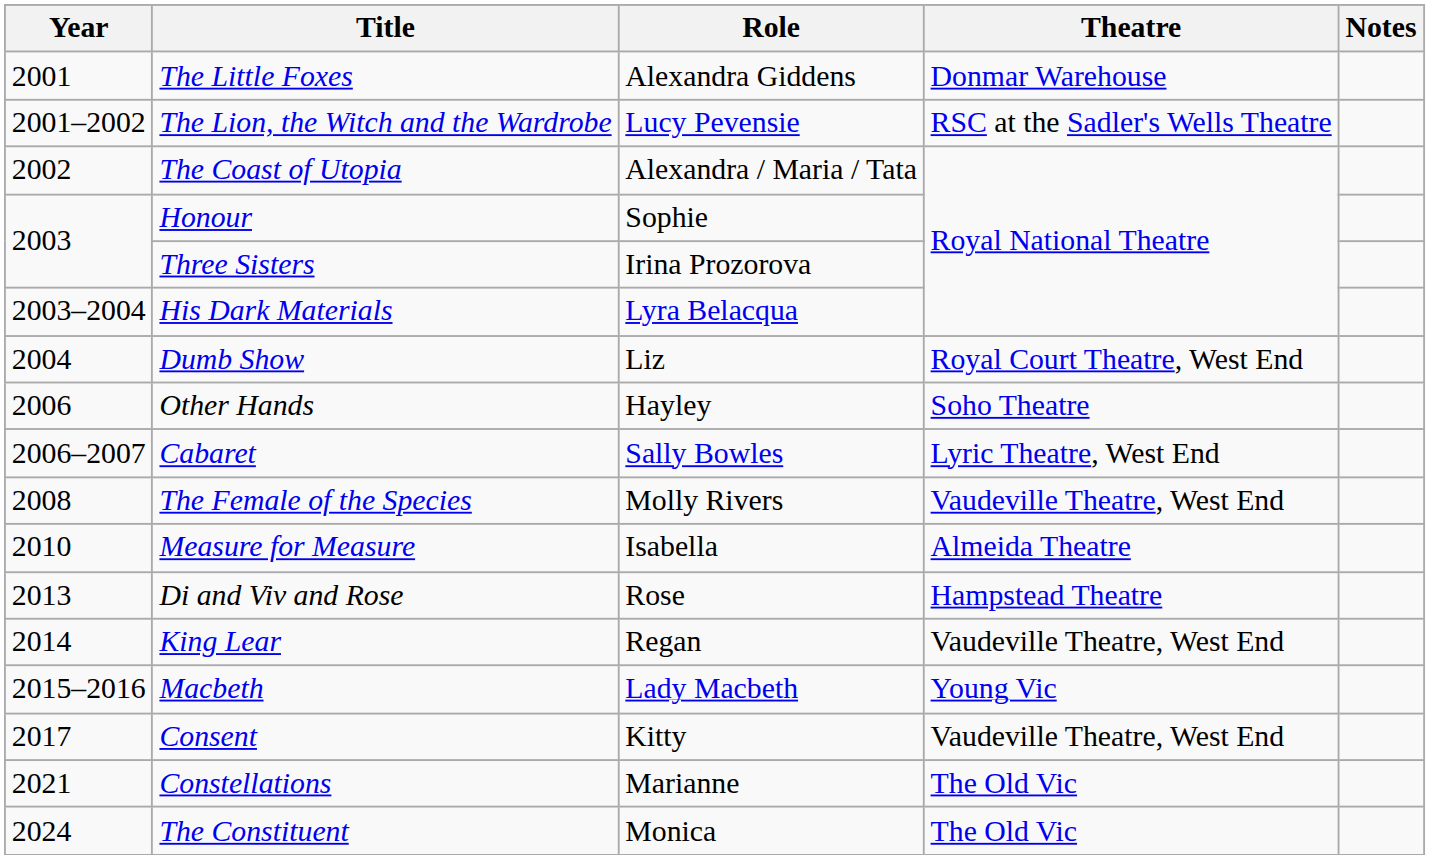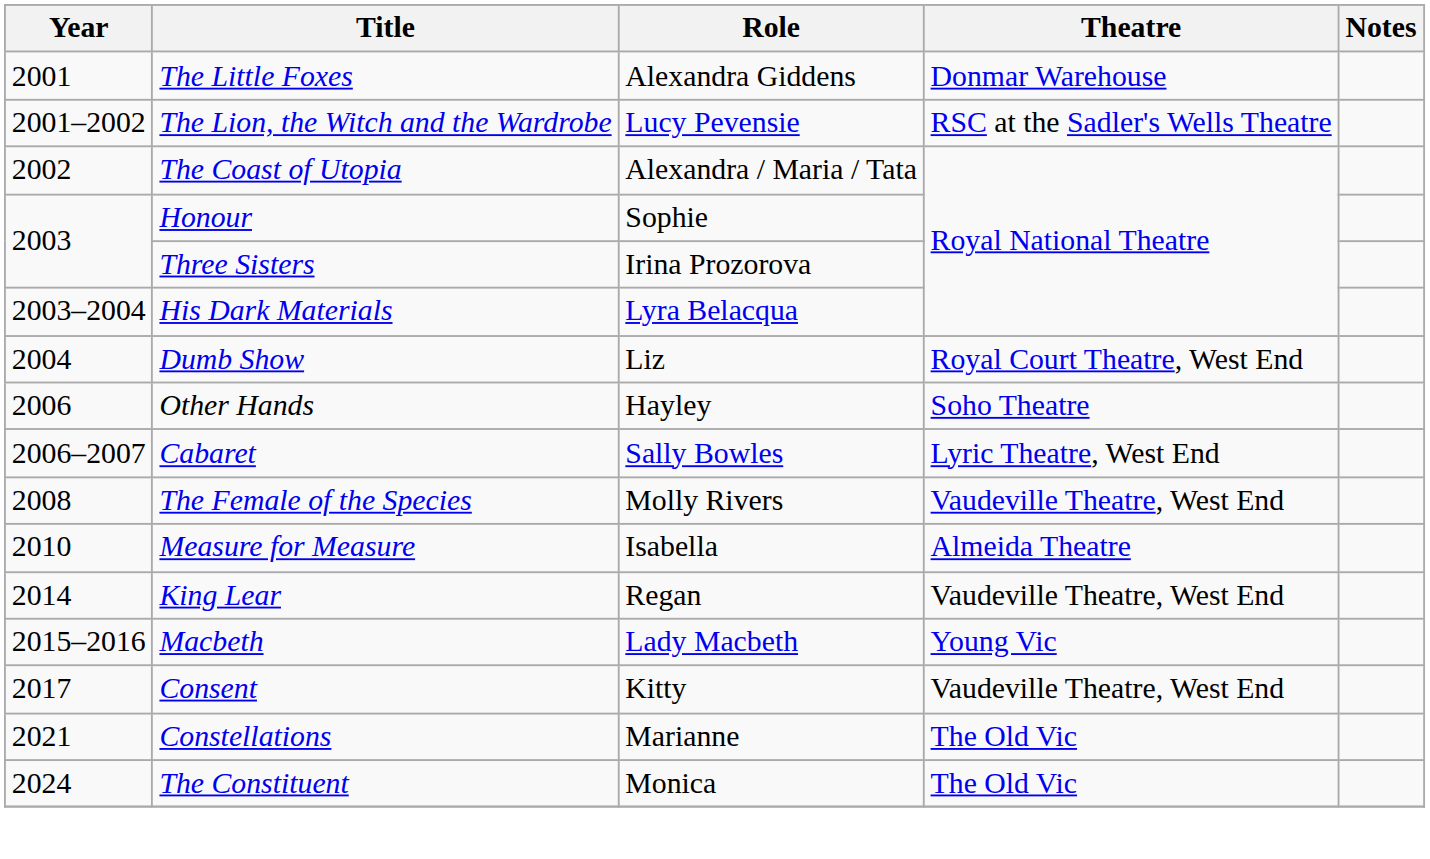- row: (281, 594)
